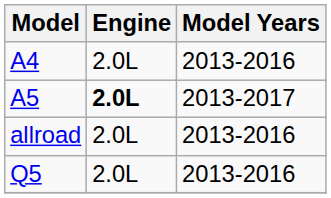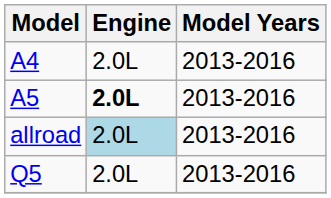(239, 98) 2013-2017 -> (239, 98) 2013-2016
(115, 135) no background -> (115, 135) lightblue background
